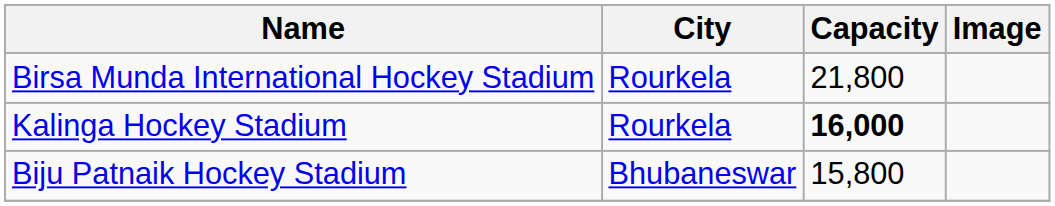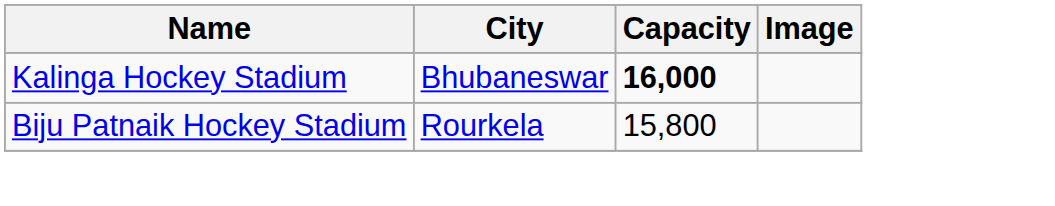- row: (303, 77)
(670, 126) Rourkela -> (515, 77) Bhubaneswar
(702, 175) Bhubaneswar -> (482, 126) Rourkela
